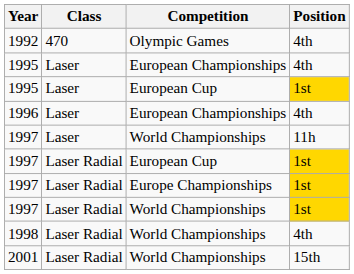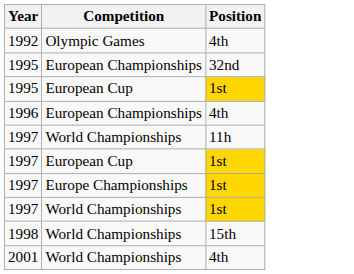- column: (84, 16)
(303, 64) 4th -> (224, 64) 32nd
(303, 233) 4th -> (223, 233) 15th
(307, 257) 15th -> (219, 257) 4th
